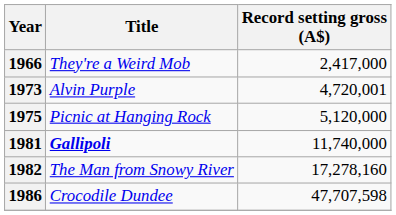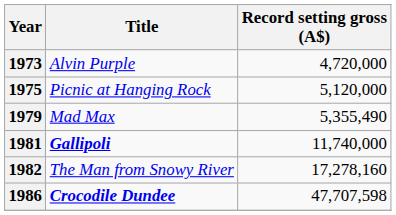- row: (25, 63)
(353, 90) 4,720,001 -> (353, 63) 4,720,000
+ row: (25, 116)
(111, 196) normal -> (113, 196) bold
